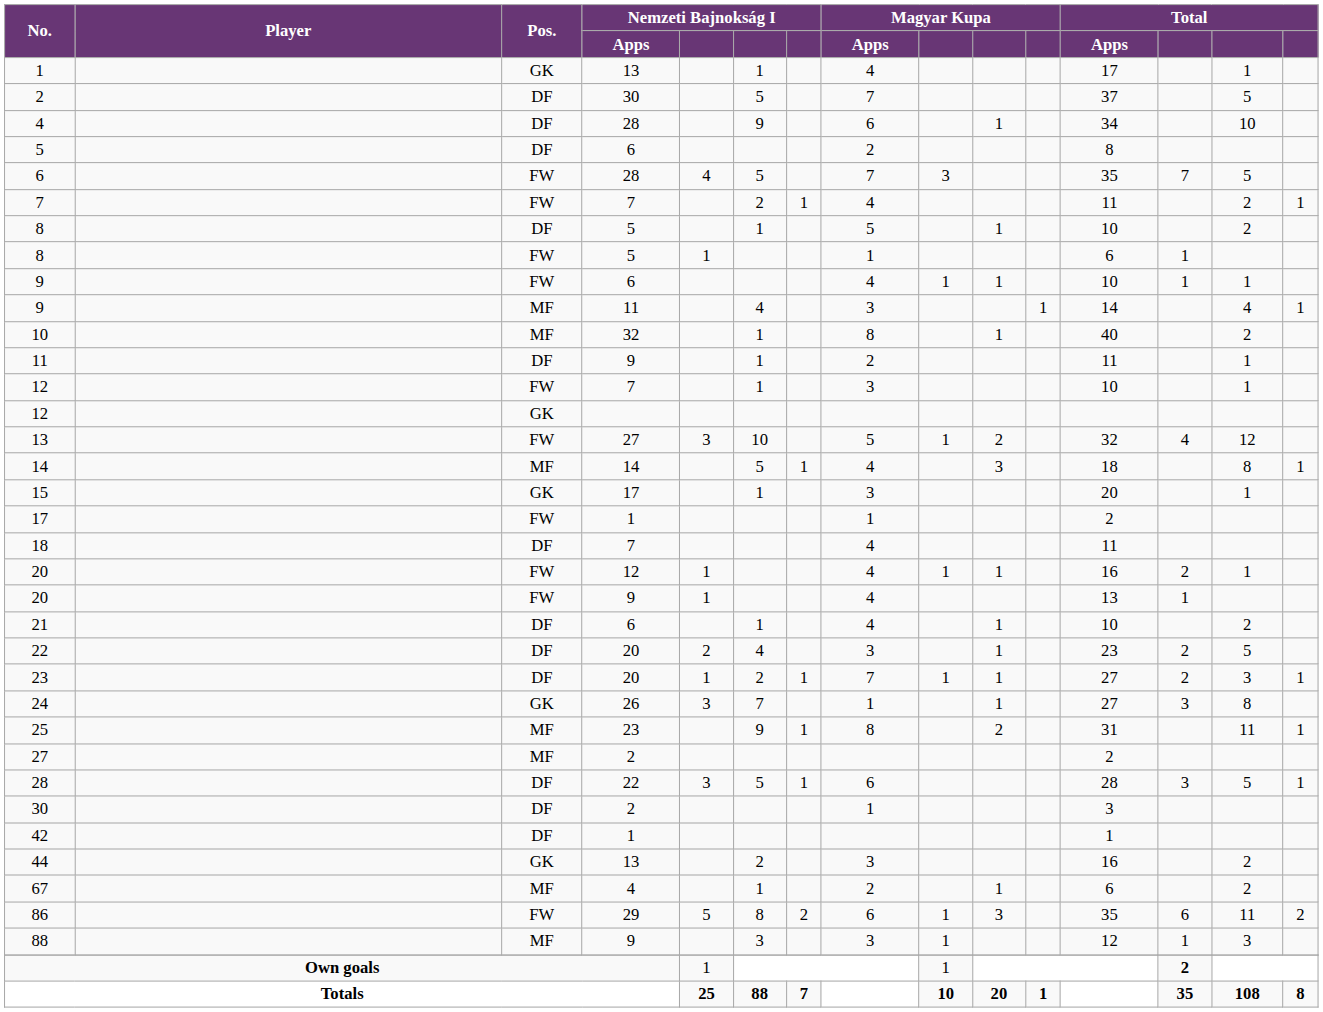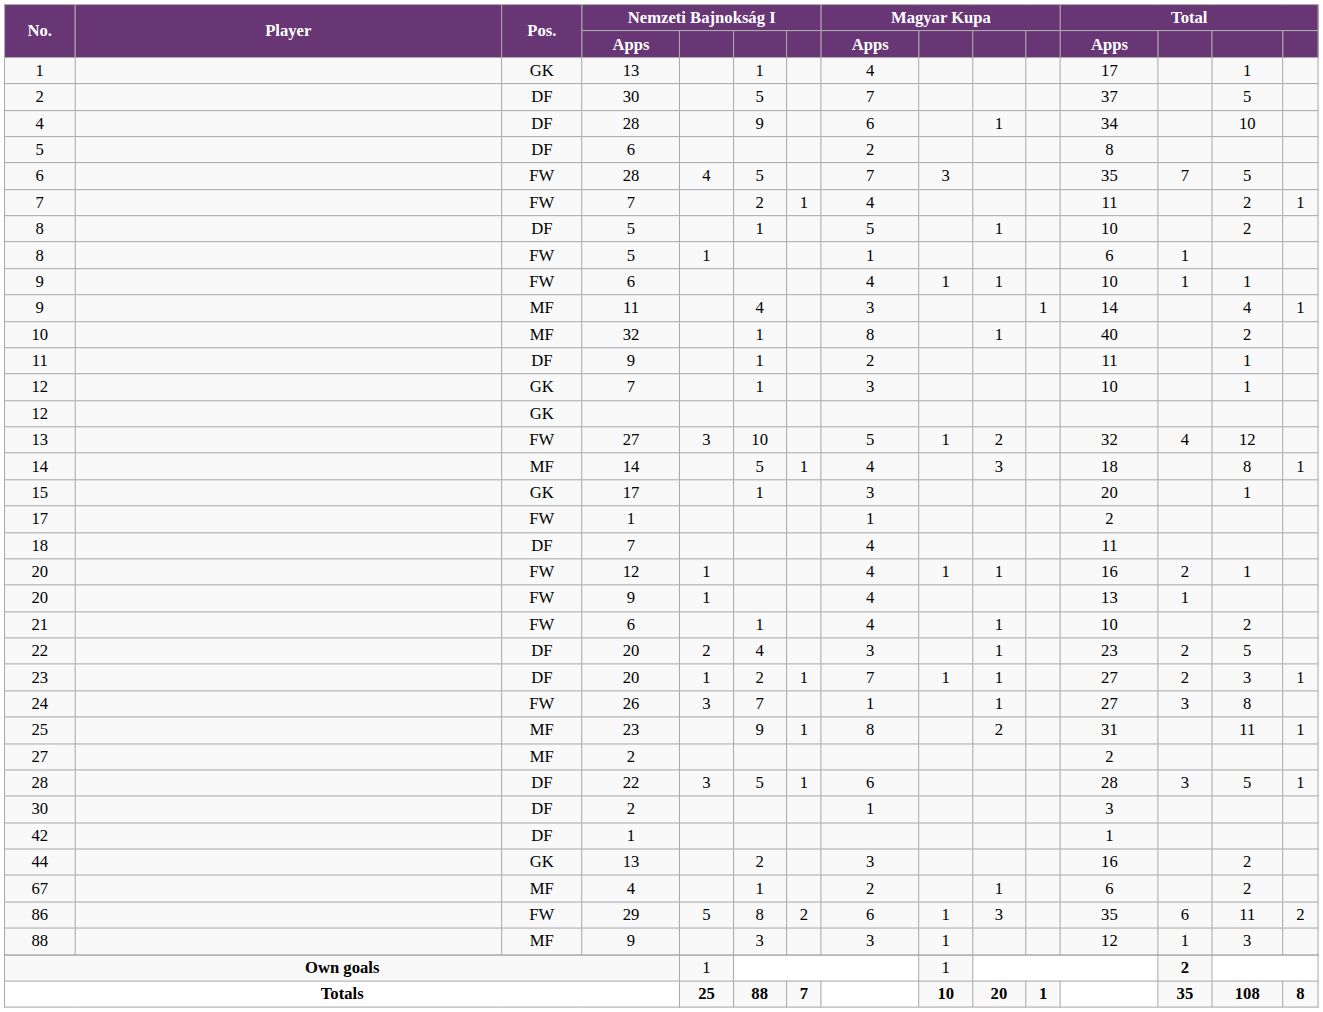(542, 387) FW -> (542, 387) GK
(542, 624) DF -> (542, 624) FW
(542, 703) GK -> (542, 703) FW
